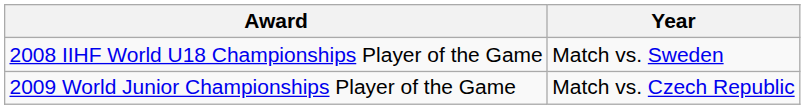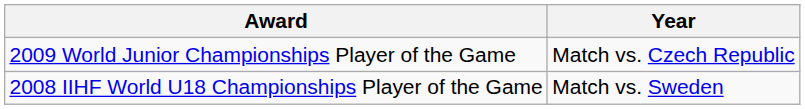rows swapped: (276, 54) <-> (263, 87)
